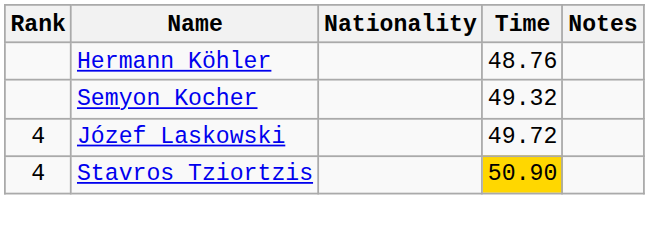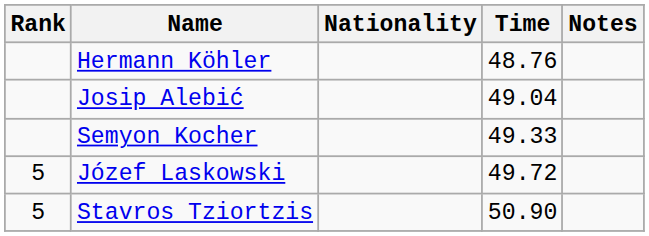+ row: (160, 99)
(523, 99) 49.32 -> (523, 137) 49.33
(38, 137) 4 -> (38, 175) 5
(38, 175) 4 -> (38, 212) 5
(523, 175) gold background -> (523, 212) no background
